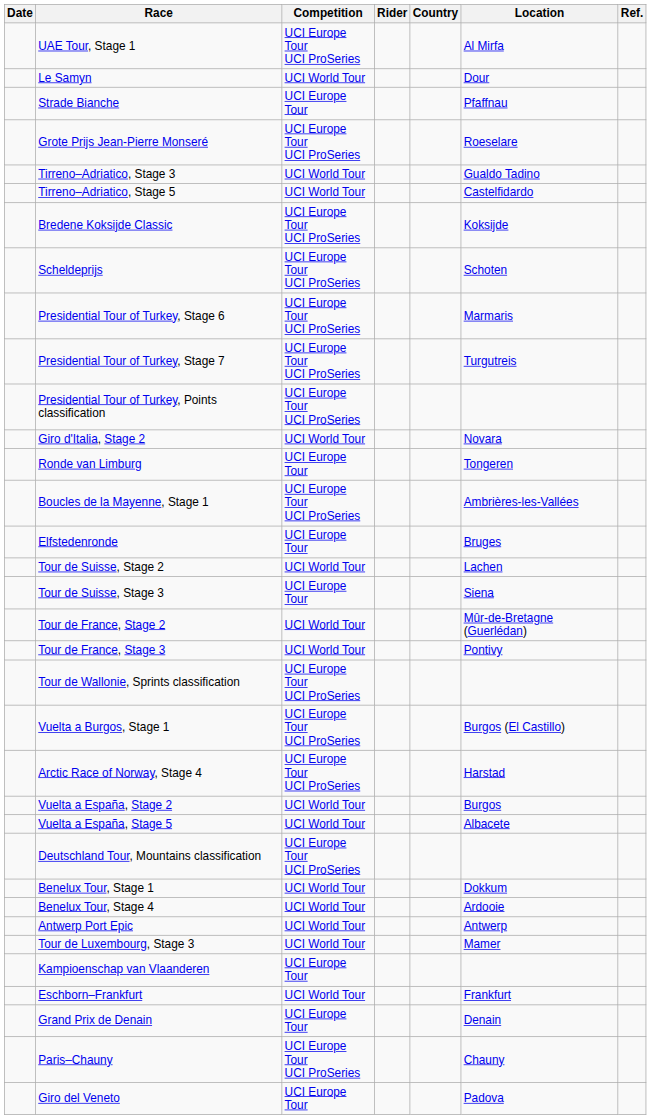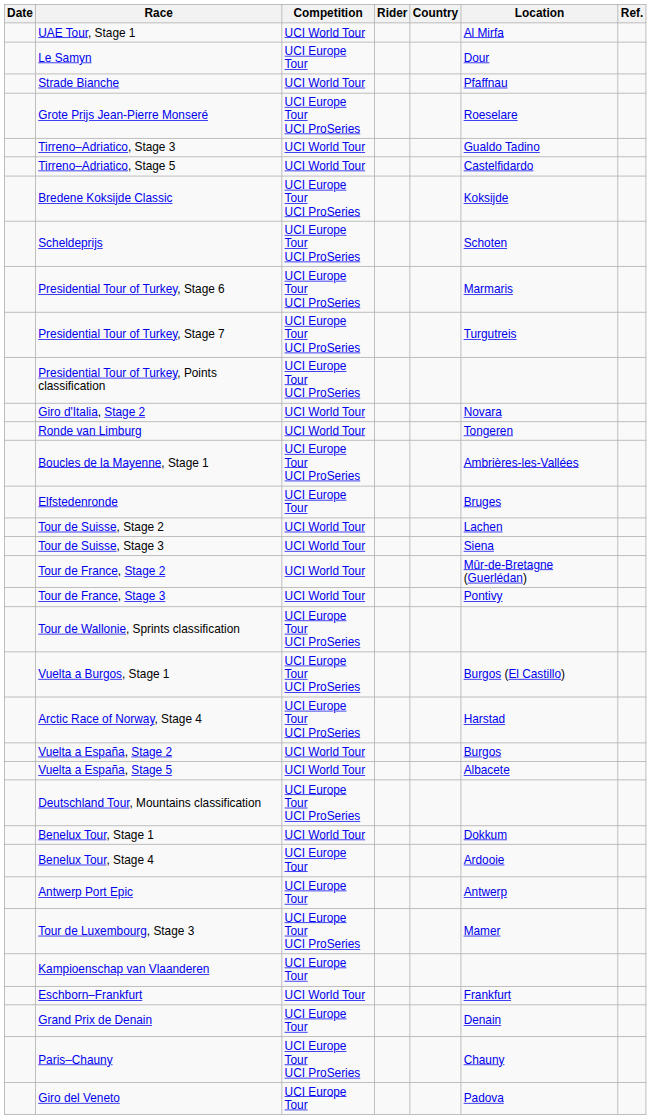(322, 45) UCI Europe Tour UCI ProSeries -> (325, 32) UCI World Tour
(325, 78) UCI World Tour -> (316, 58) UCI Europe Tour
(316, 103) UCI Europe Tour -> (325, 83) UCI World Tour
(316, 464) UCI Europe Tour -> (325, 431) UCI World Tour
(316, 592) UCI Europe Tour -> (325, 546) UCI World Tour
(325, 907) UCI World Tour -> (316, 860) UCI Europe Tour
(325, 925) UCI World Tour -> (316, 892) UCI Europe Tour
(325, 944) UCI World Tour -> (322, 931) UCI Europe Tour UCI ProSeries
